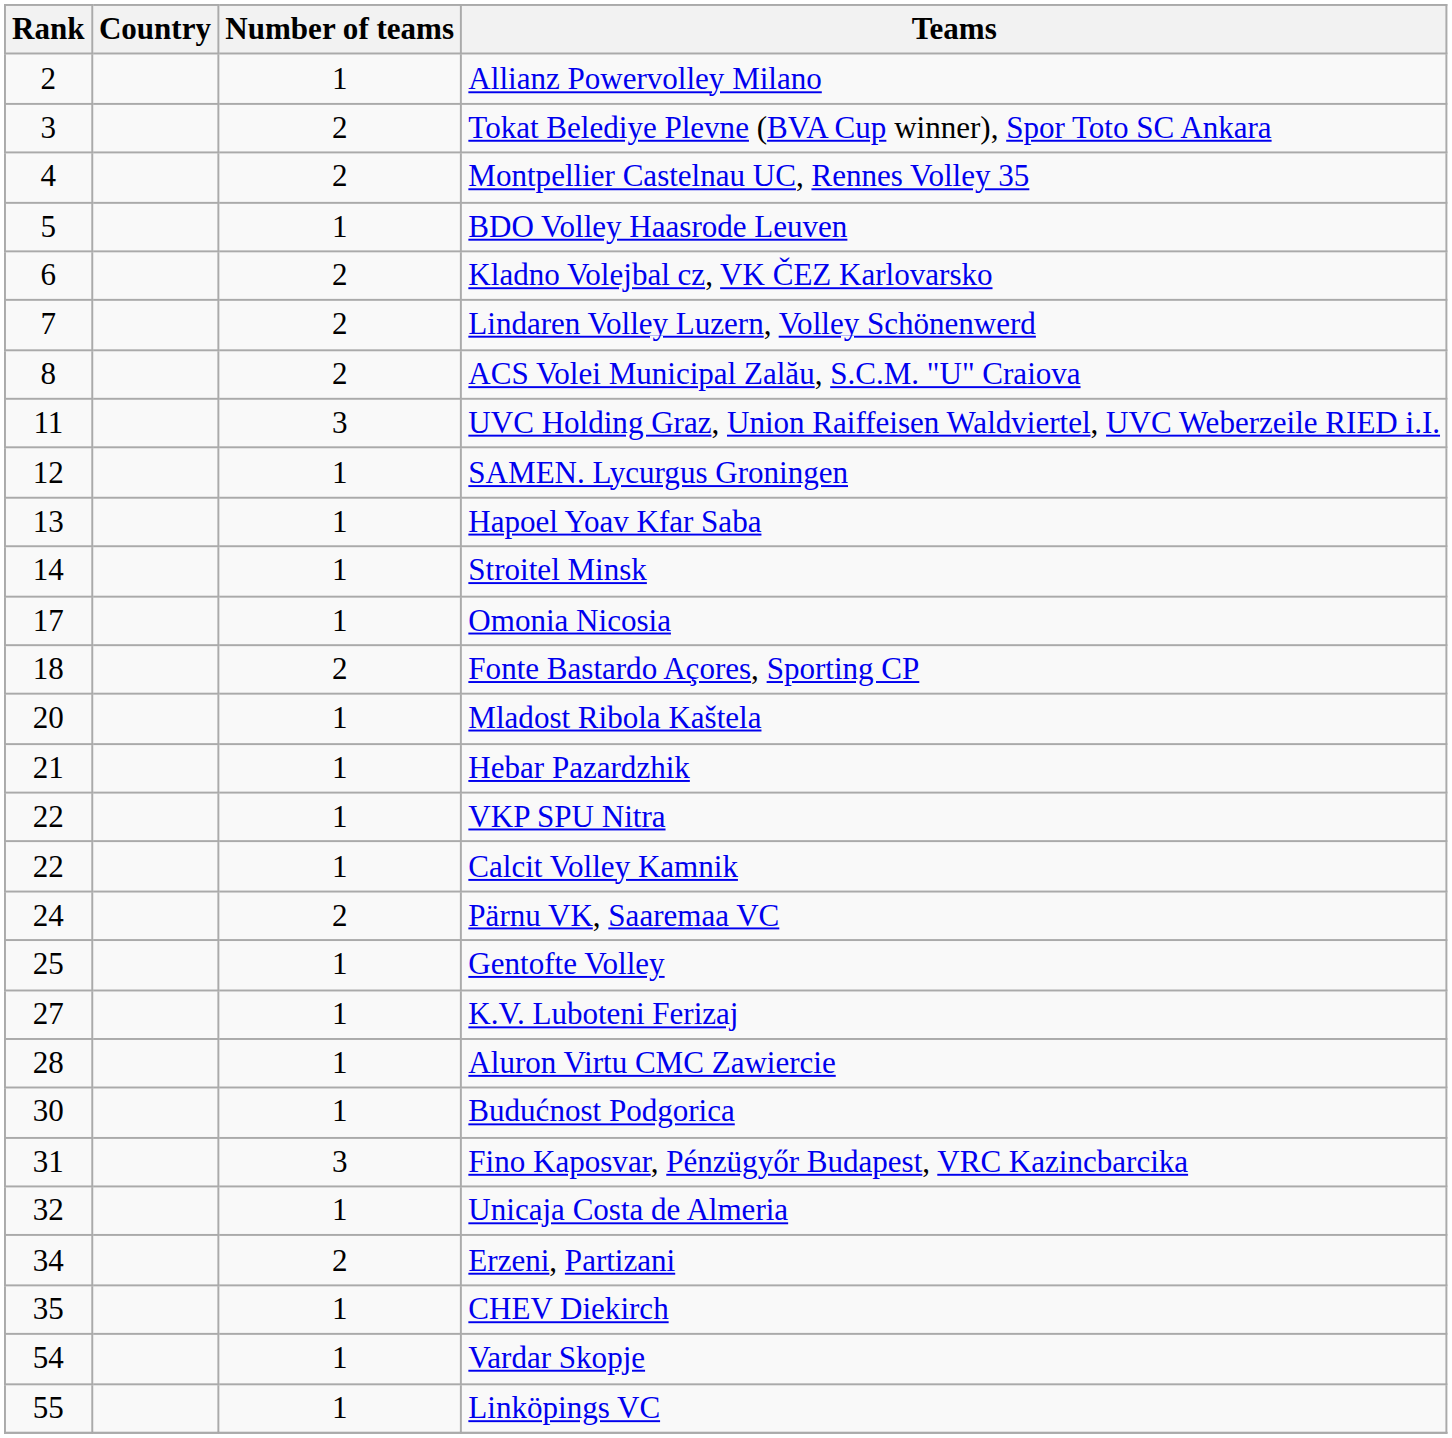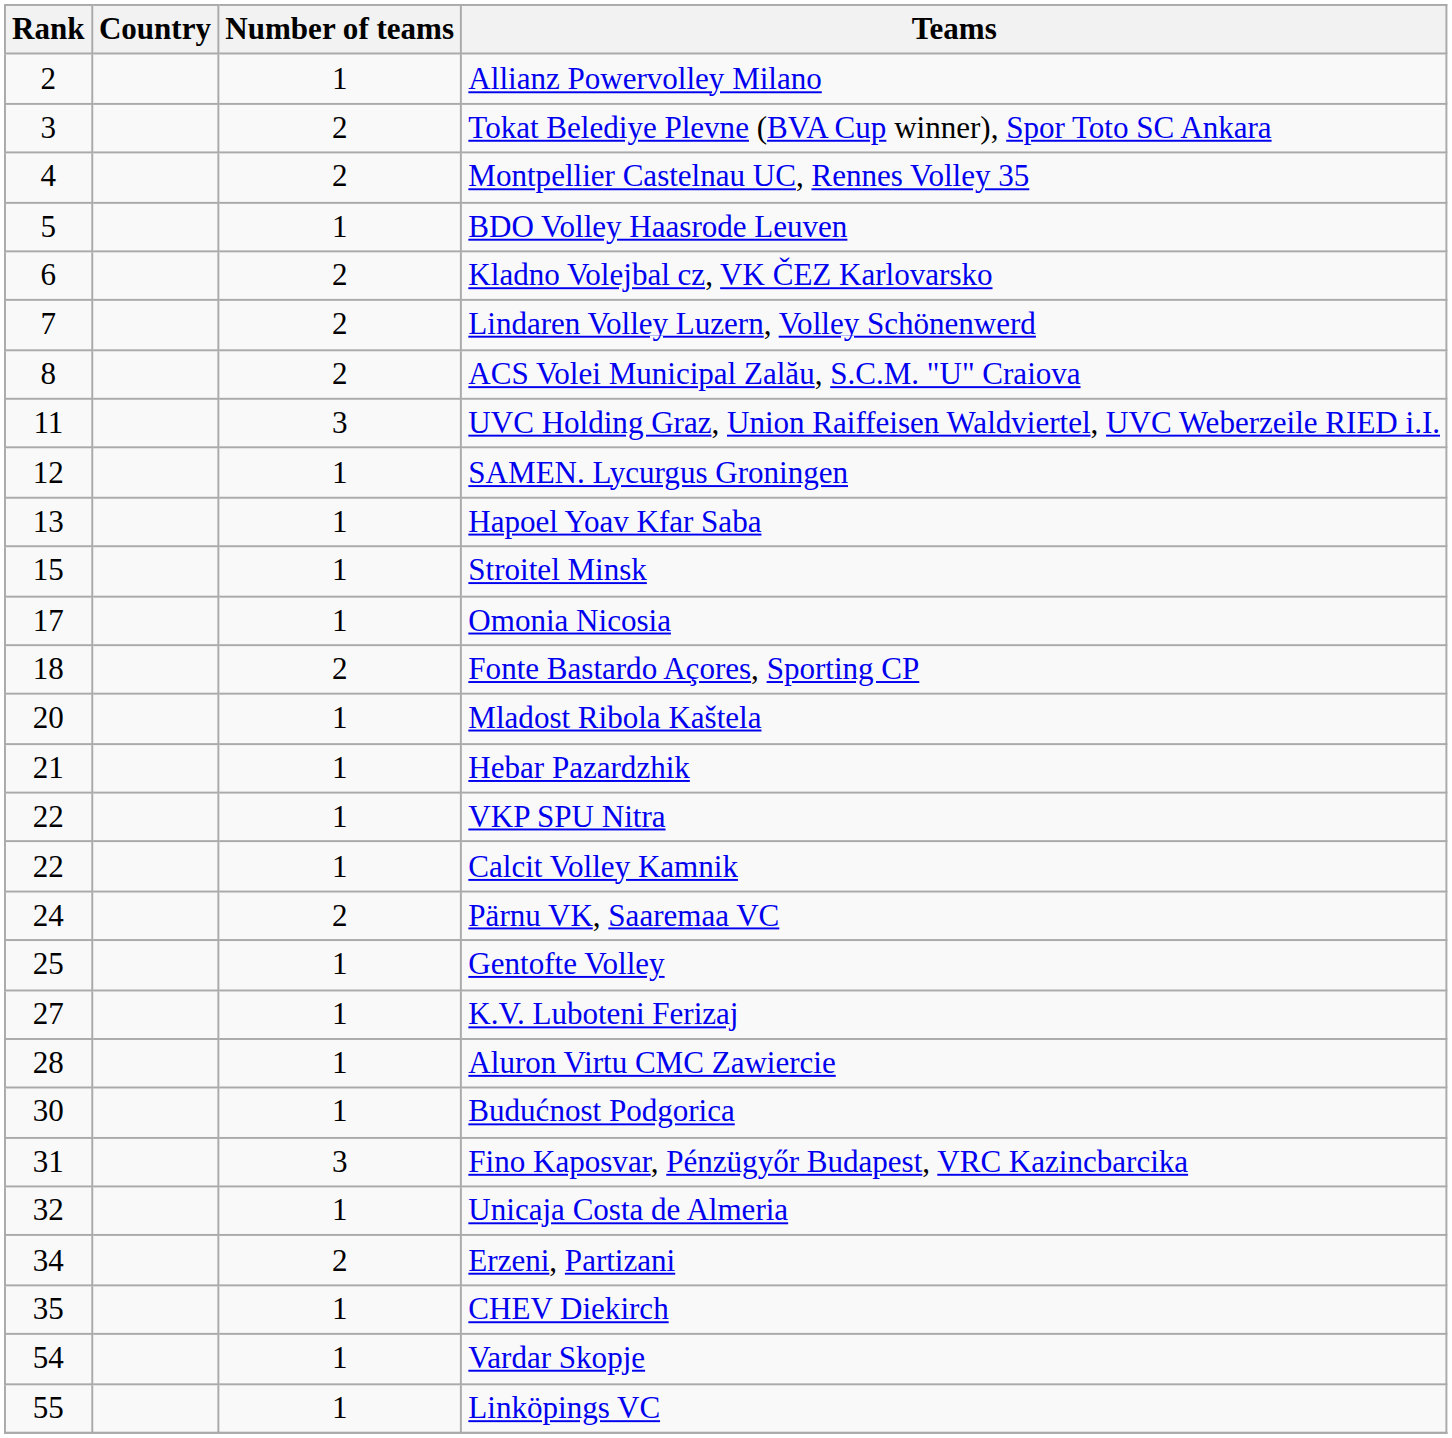(48, 570) 14 -> (48, 570) 15
